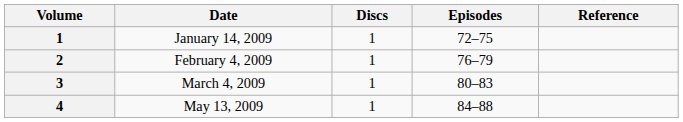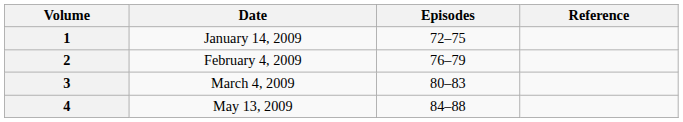- column: (372, 15)
